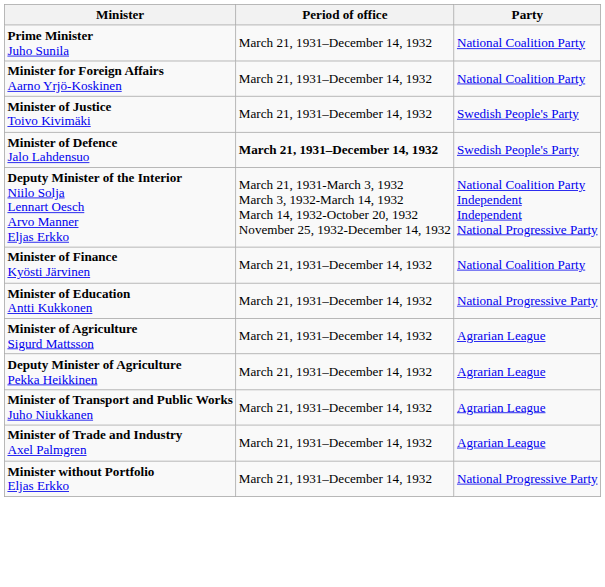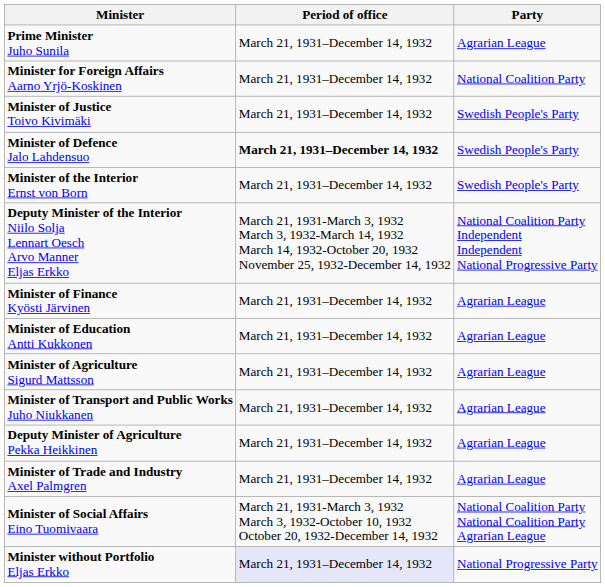(521, 43) National Coalition Party -> (501, 43) Agrarian League
+ row: (73, 185)
(521, 265) National Coalition Party -> (501, 300) Agrarian League
(527, 300) National Progressive Party -> (501, 336) Agrarian League
rows swapped: (94, 371) <-> (120, 407)
+ row: (78, 521)
(335, 478) no background -> (335, 564) lavender background
